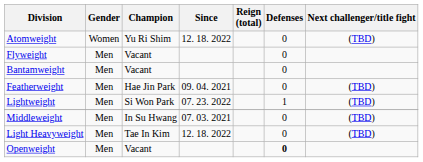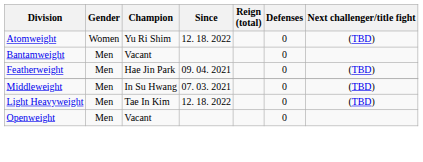- row: (27, 54)
- row: (31, 102)
(285, 149) bold -> (285, 117) normal
